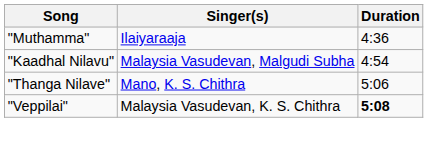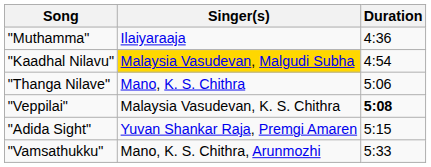(238, 61) no background -> (238, 61) gold background
+ row: (49, 129)
+ row: (56, 152)
